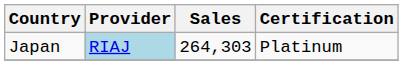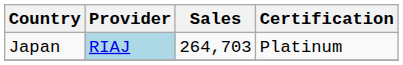(216, 47) 264,303 -> (216, 47) 264,703
